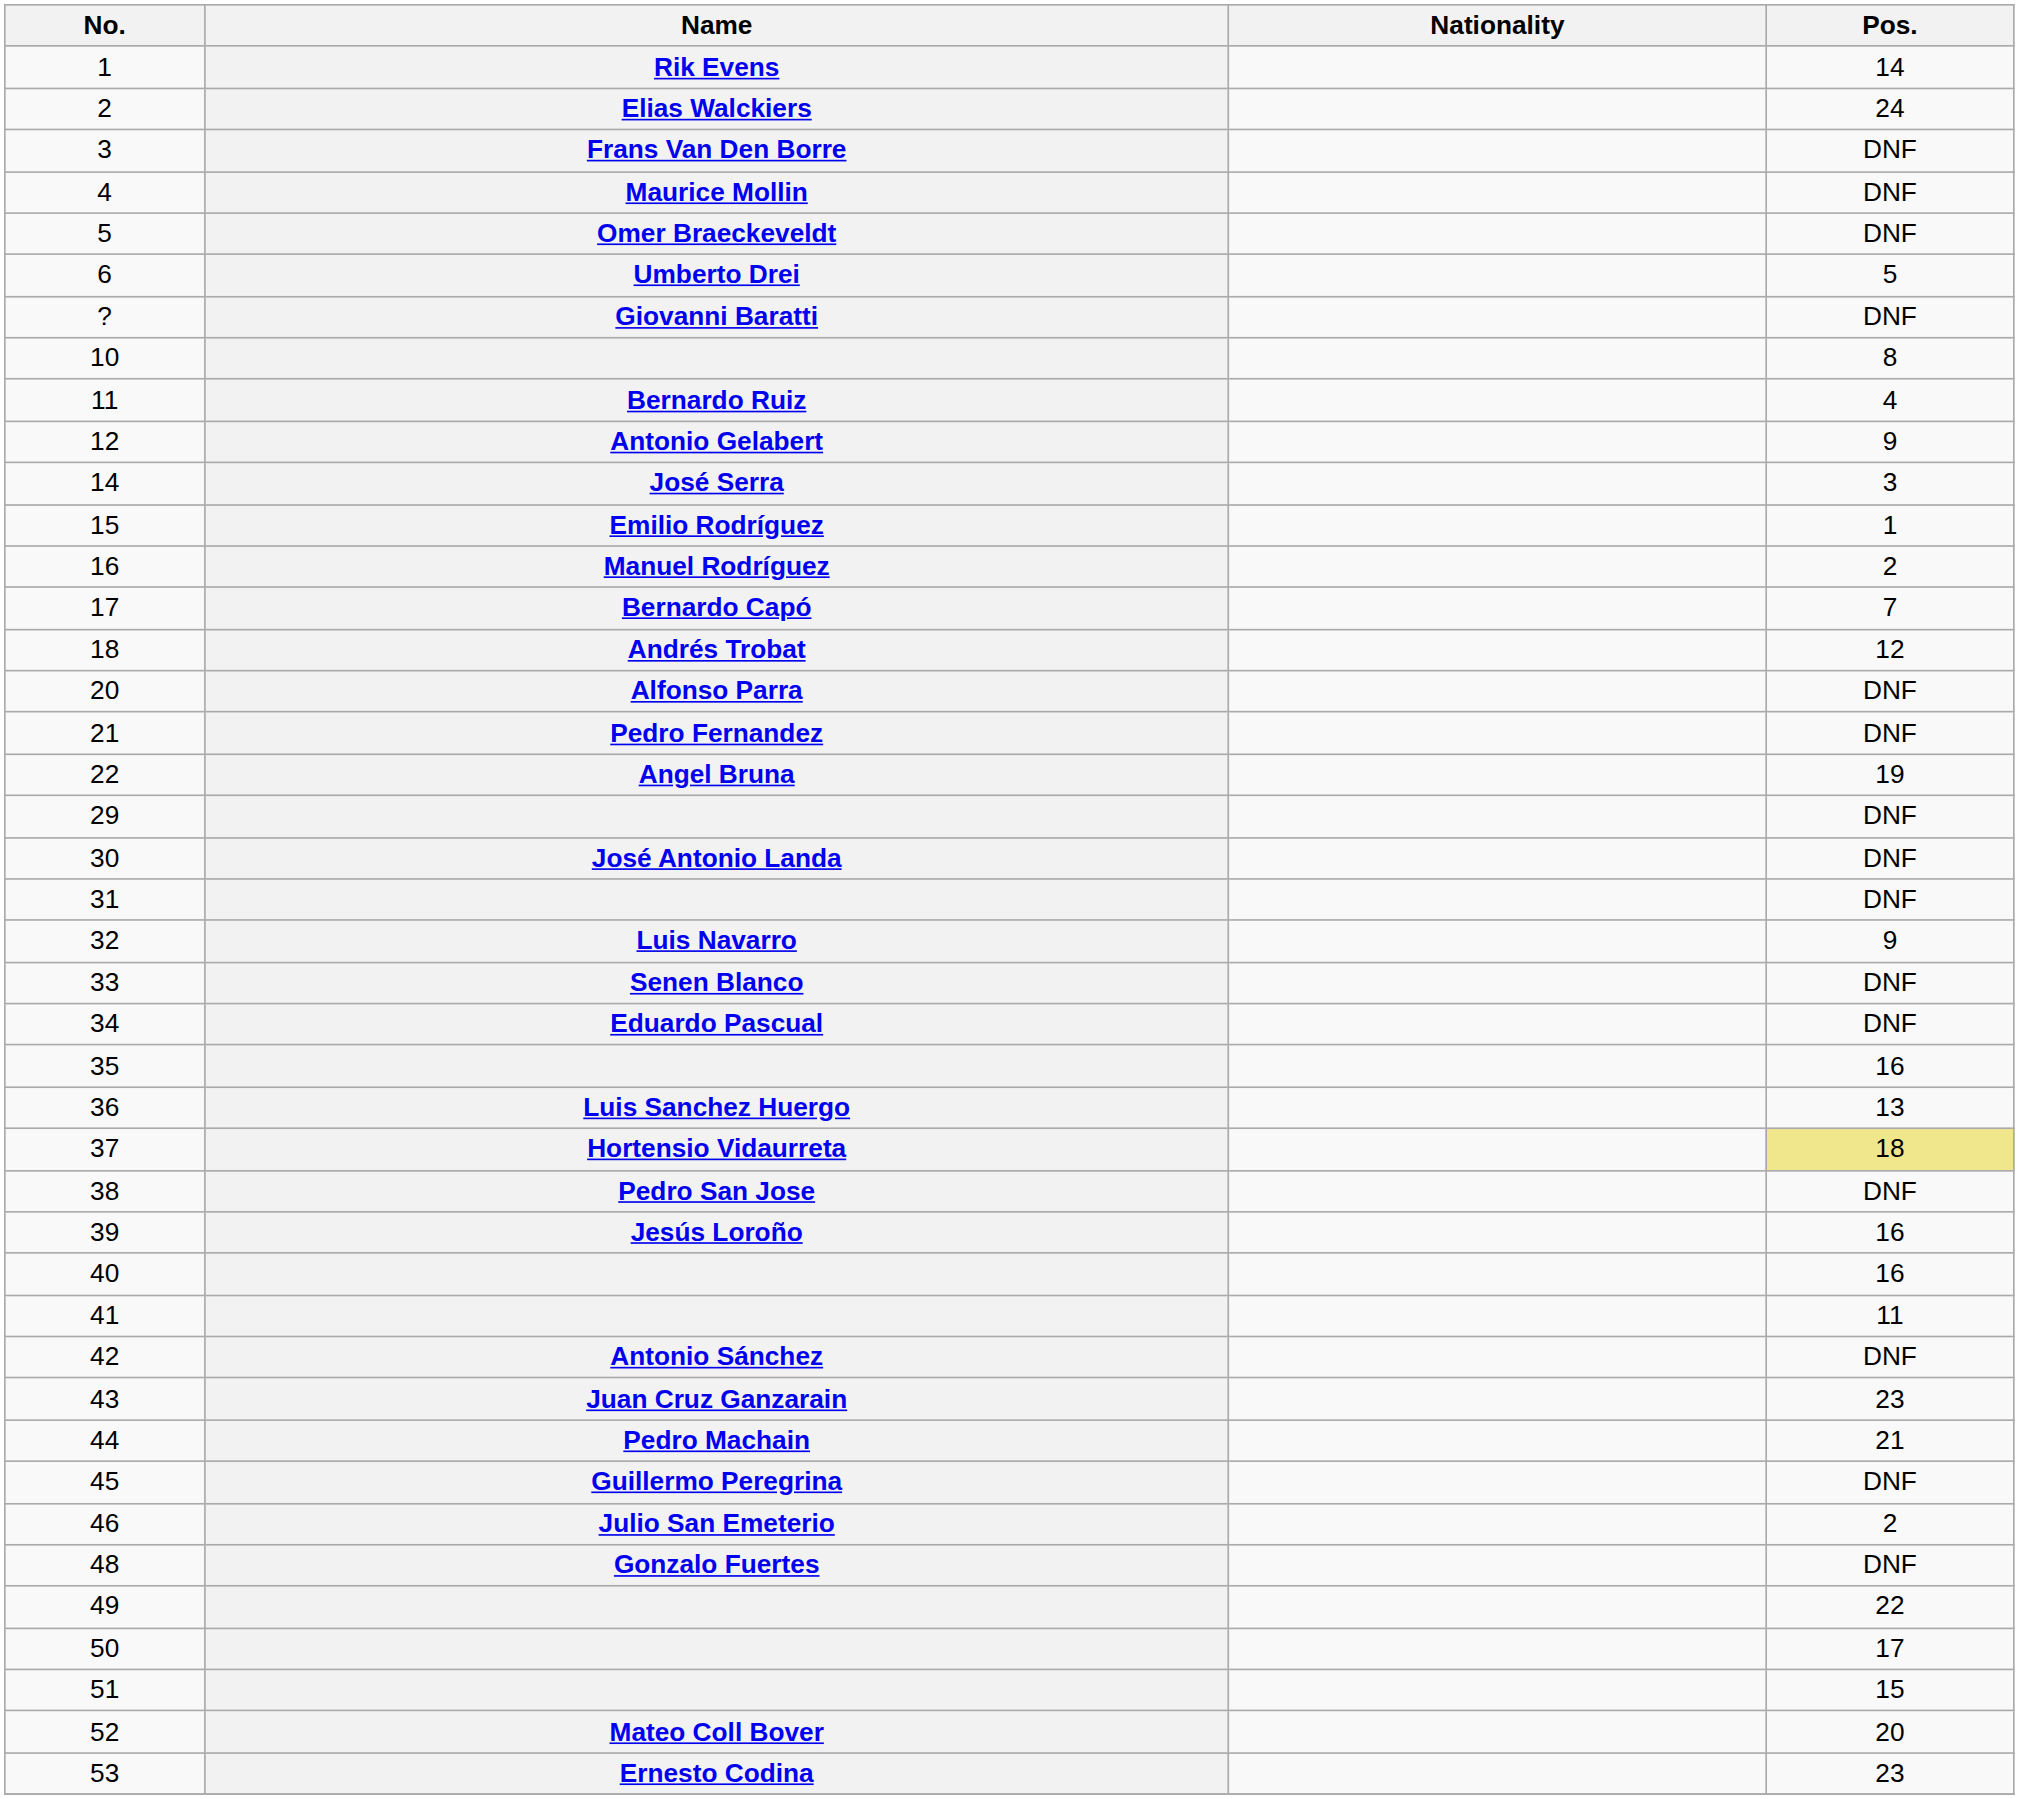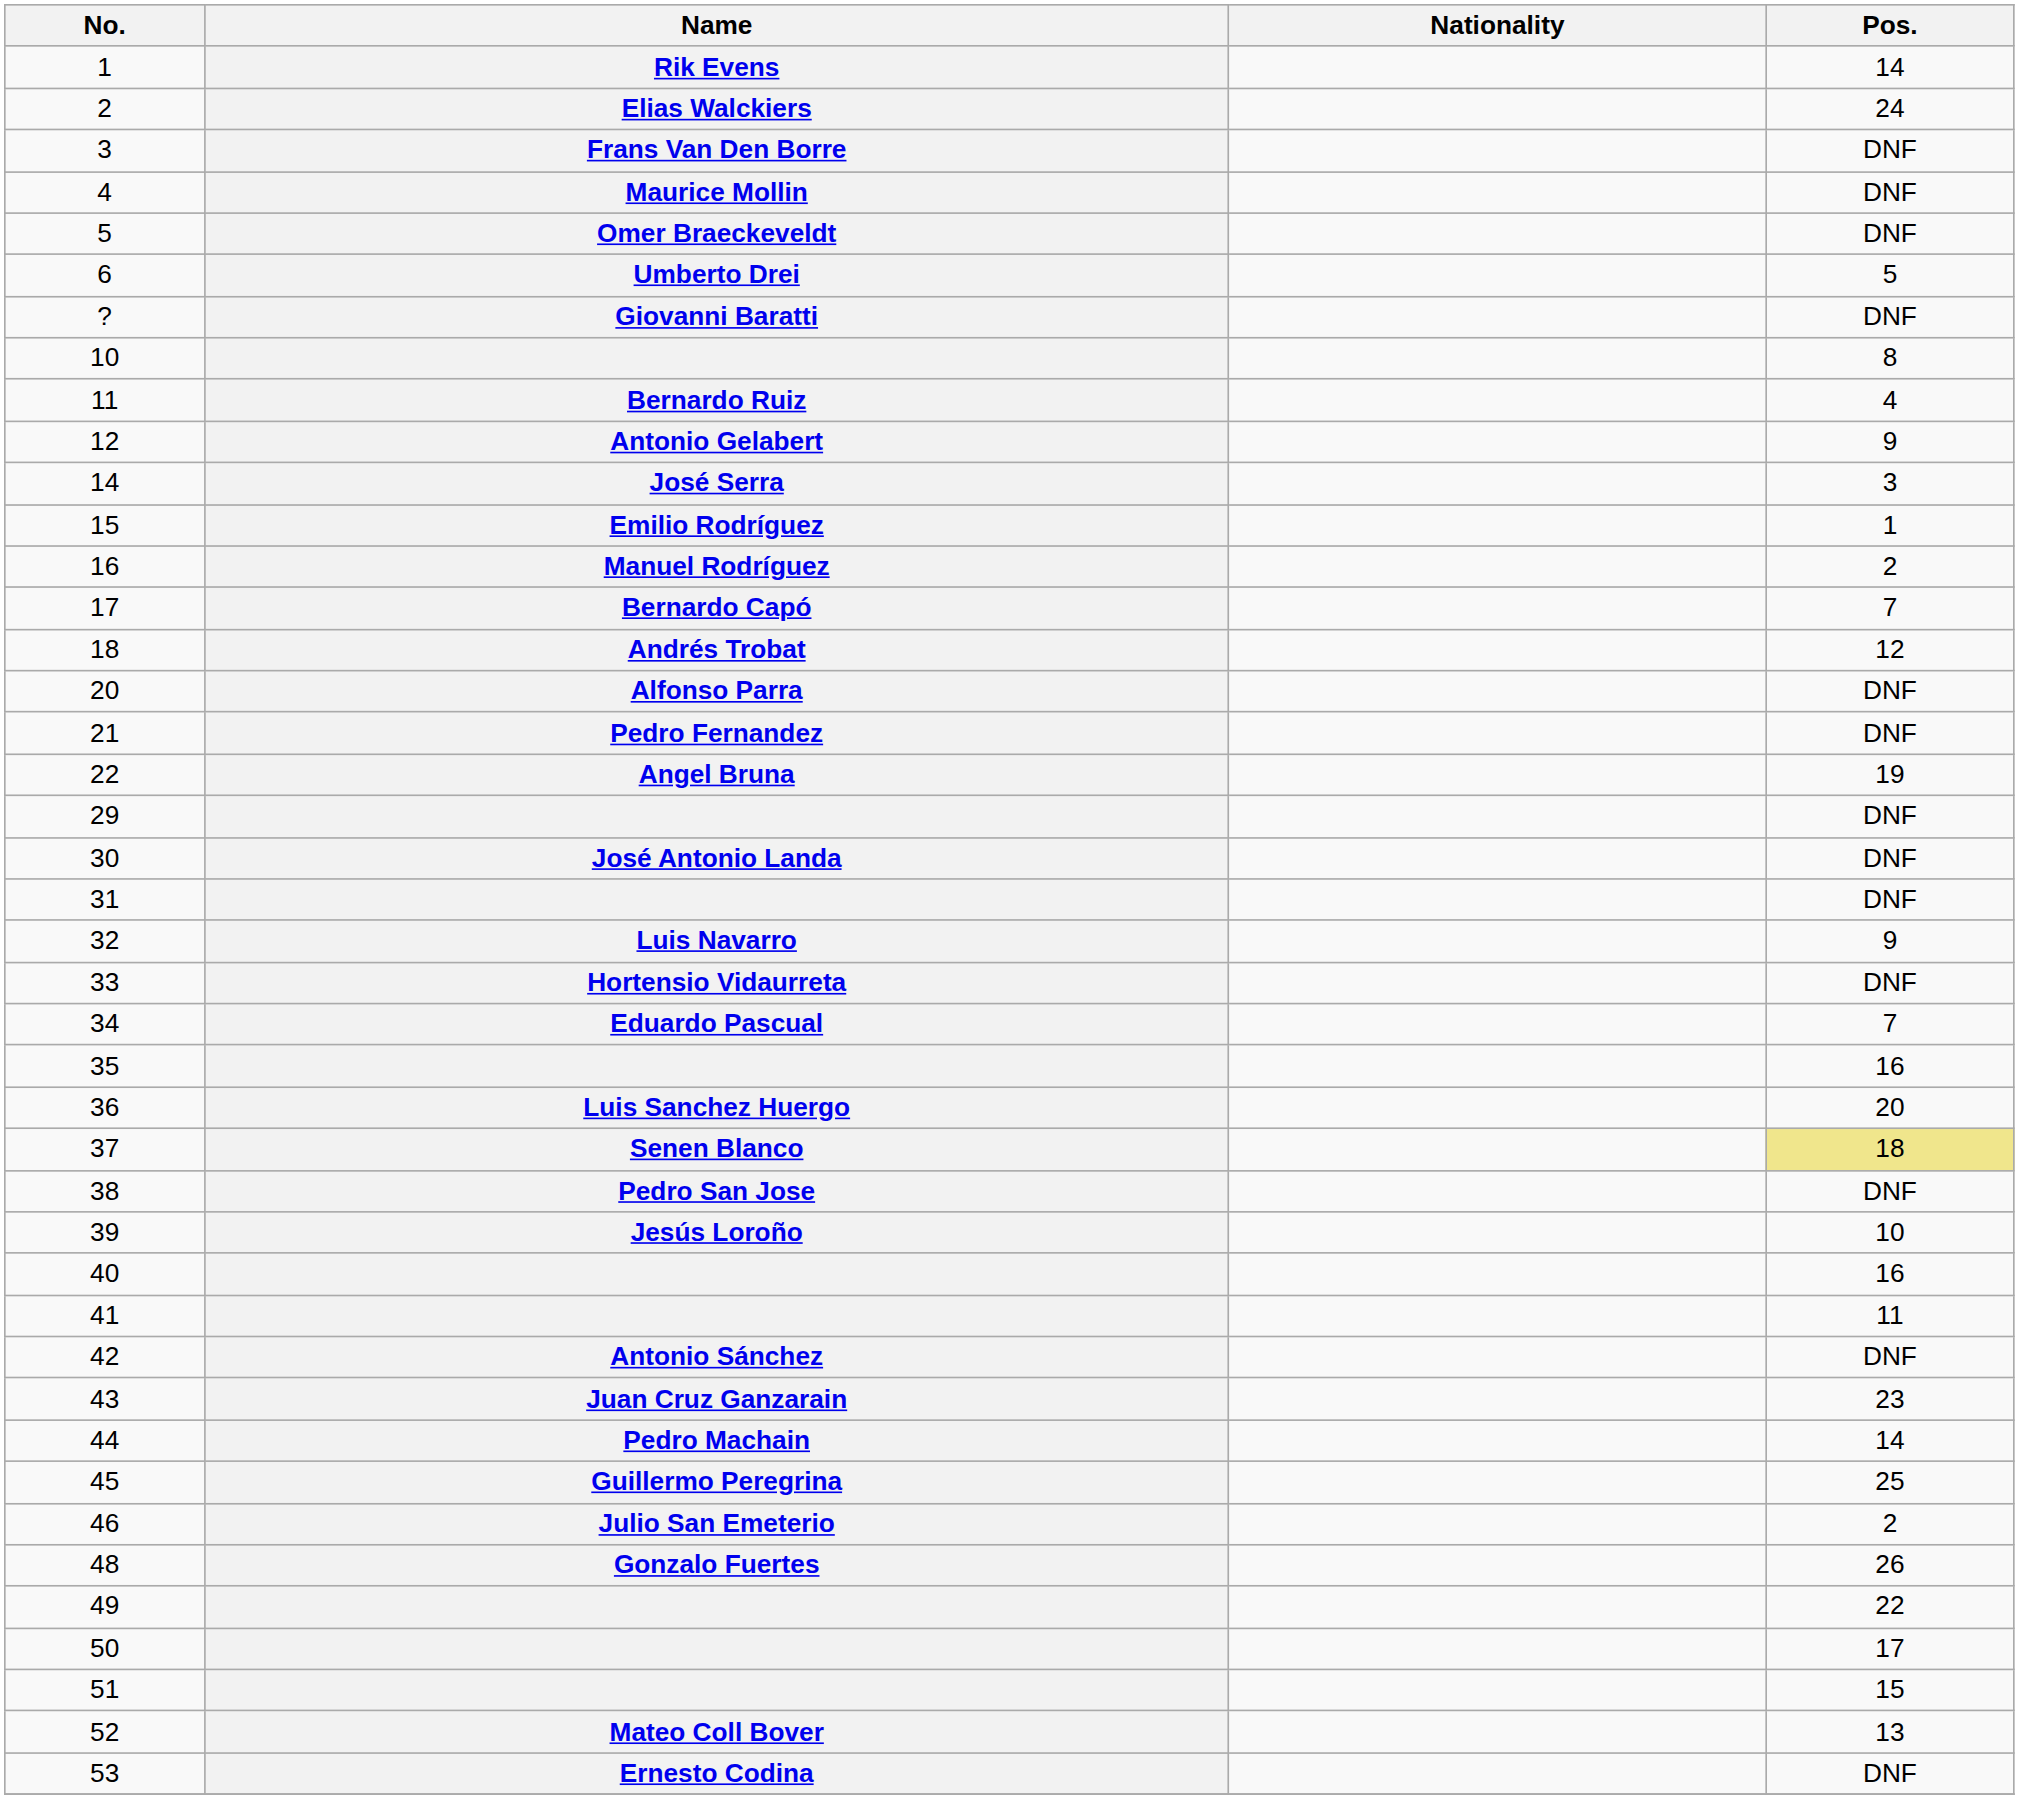(717, 982) Senen Blanco -> (717, 982) Hortensio Vidaurreta
(1890, 1024) DNF -> (1890, 1024) 7
(1890, 1107) 13 -> (1890, 1107) 20
(717, 1148) Hortensio Vidaurreta -> (717, 1148) Senen Blanco
(1890, 1232) 16 -> (1890, 1232) 10
(1890, 1440) 21 -> (1890, 1440) 14
(1890, 1481) DNF -> (1890, 1481) 25
(1890, 1565) DNF -> (1890, 1565) 26
(1890, 1731) 20 -> (1890, 1731) 13
(1890, 1773) 23 -> (1890, 1773) DNF
